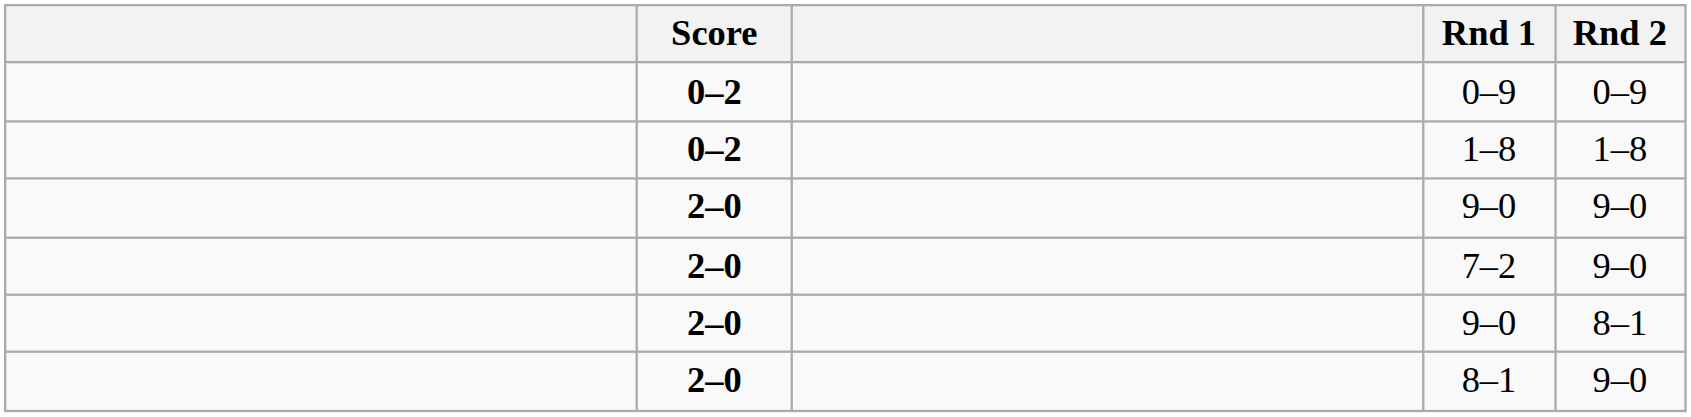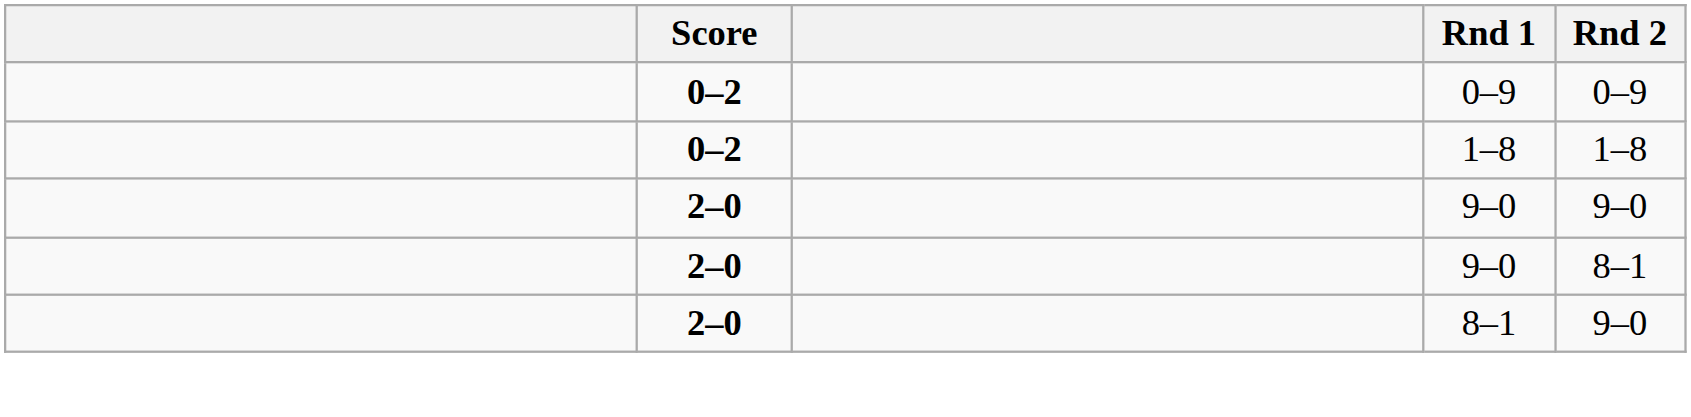- row: (714, 264)
